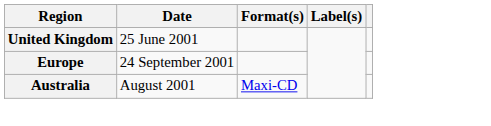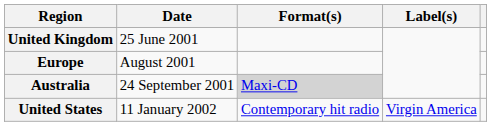(177, 62) 24 September 2001 -> (158, 62) August 2001
(158, 86) August 2001 -> (177, 86) 24 September 2001
(269, 86) no background -> (269, 86) lightgrey background
+ row: (60, 109)
